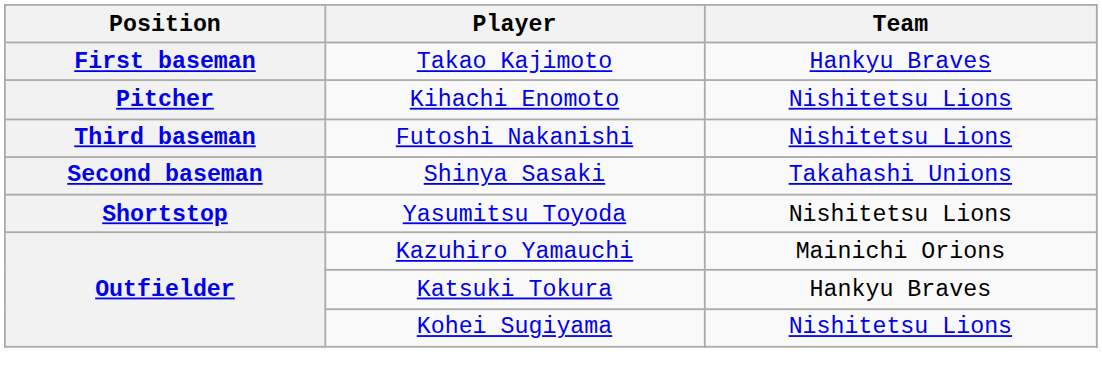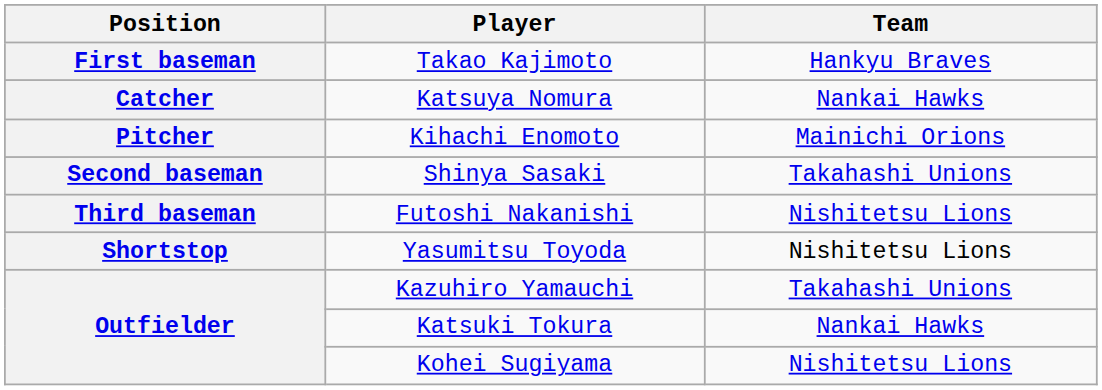+ row: (515, 100)
(900, 100) Nishitetsu Lions -> (900, 138) Mainichi Orions
rows swapped: (514, 176) <-> (515, 138)
(900, 251) Mainichi Orions -> (900, 289) Takahashi Unions
(900, 289) Hankyu Braves -> (900, 327) Nankai Hawks
